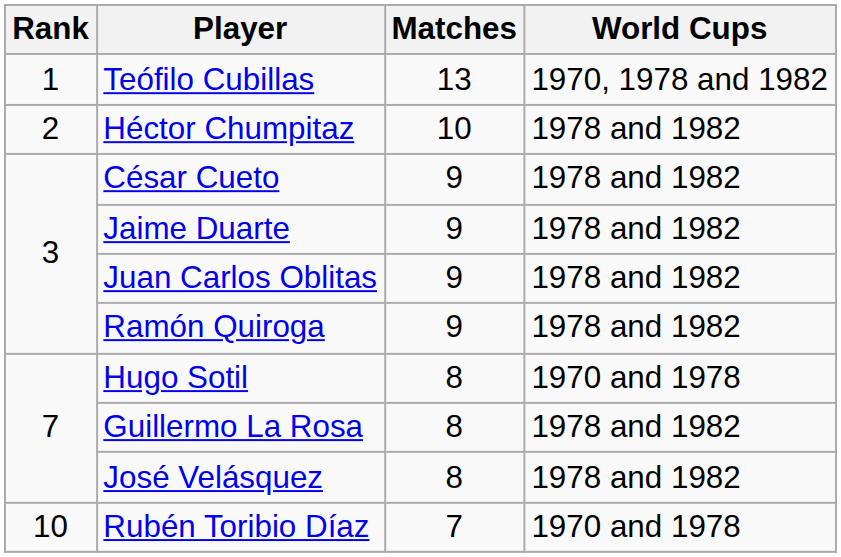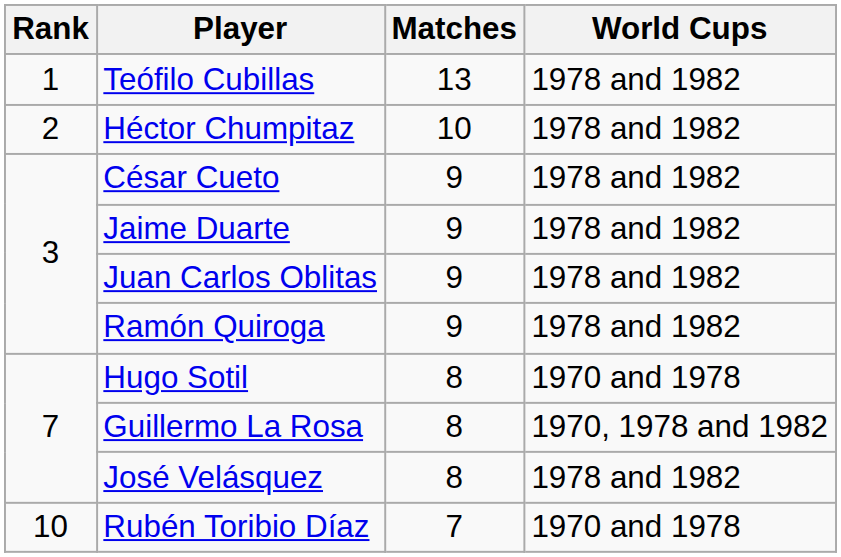(680, 79) 1970, 1978 and 1982 -> (636, 79) 1978 and 1982
(636, 427) 1978 and 1982 -> (680, 427) 1970, 1978 and 1982
